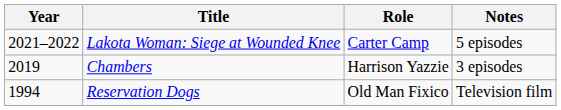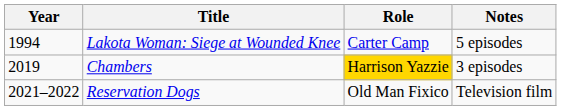(44, 42) 2021–2022 -> (24, 42) 1994
(398, 67) no background -> (398, 67) gold background
(24, 92) 1994 -> (44, 92) 2021–2022
